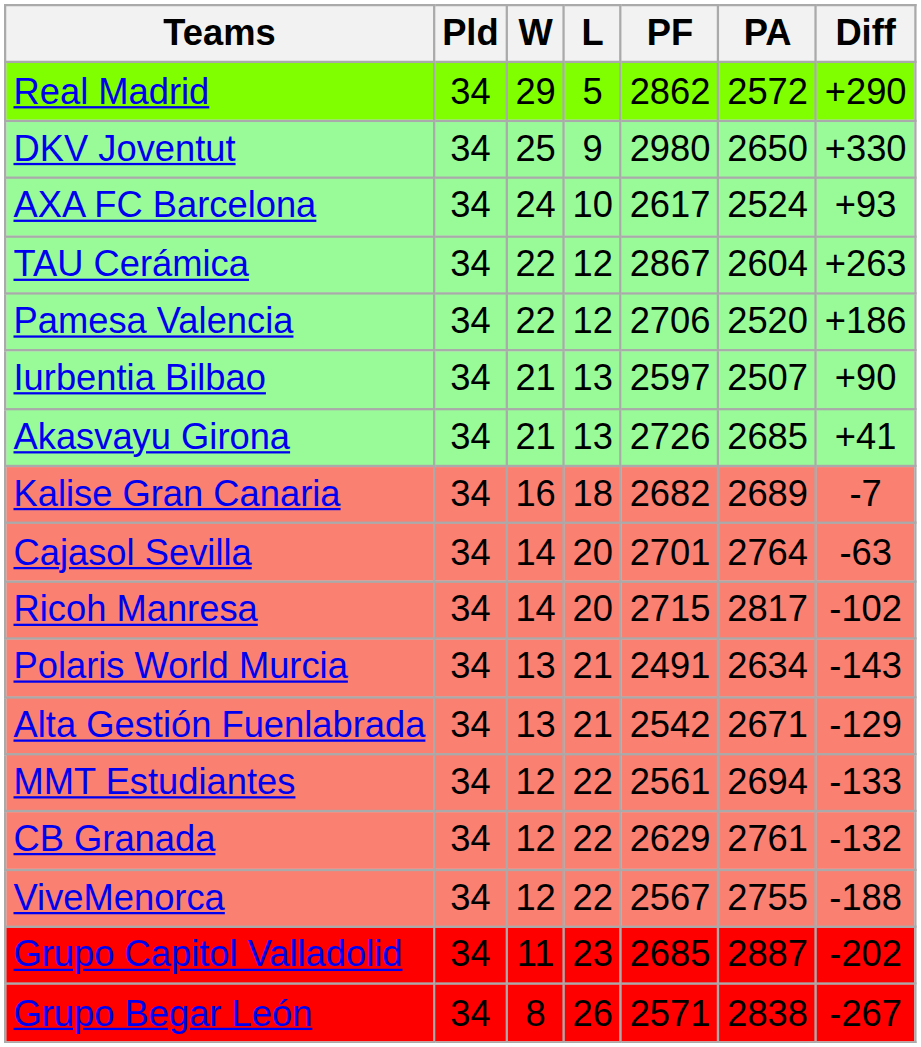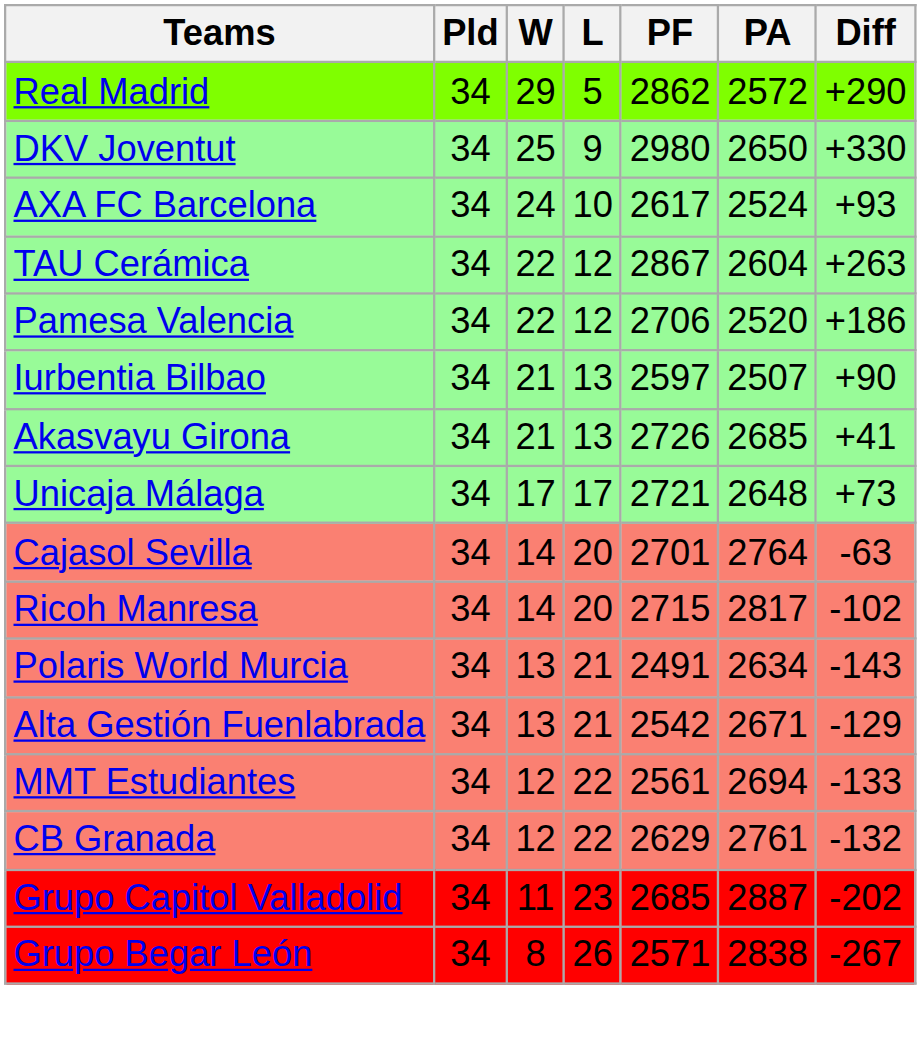+ row: (139, 494)
- row: (177, 494)
- row: (119, 897)
